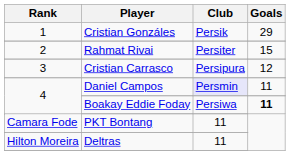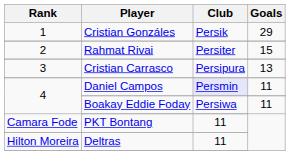(266, 68) 12 -> (266, 68) 13
(266, 104) bold -> (266, 104) normal
